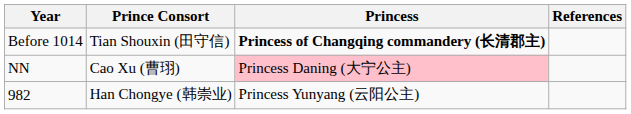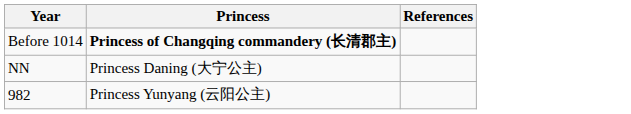- column: (161, 16)
(325, 67) pink background -> (176, 67) no background
